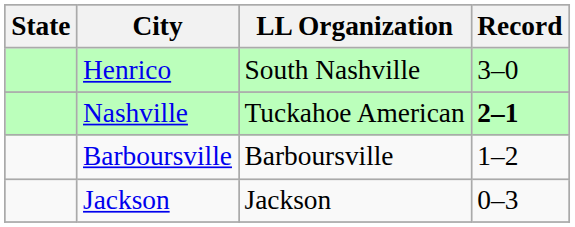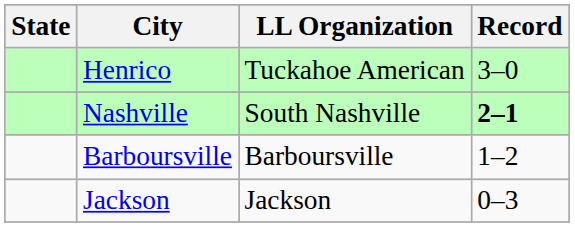(332, 69) South Nashville -> (355, 69) Tuckahoe American
(355, 112) Tuckahoe American -> (332, 112) South Nashville
